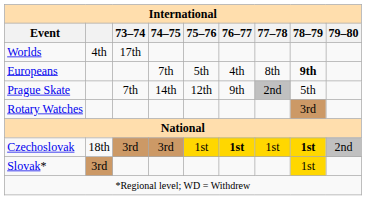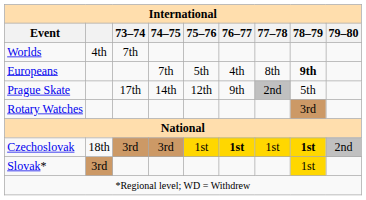(130, 52) 17th -> (130, 52) 7th
(130, 90) 7th -> (130, 90) 17th
